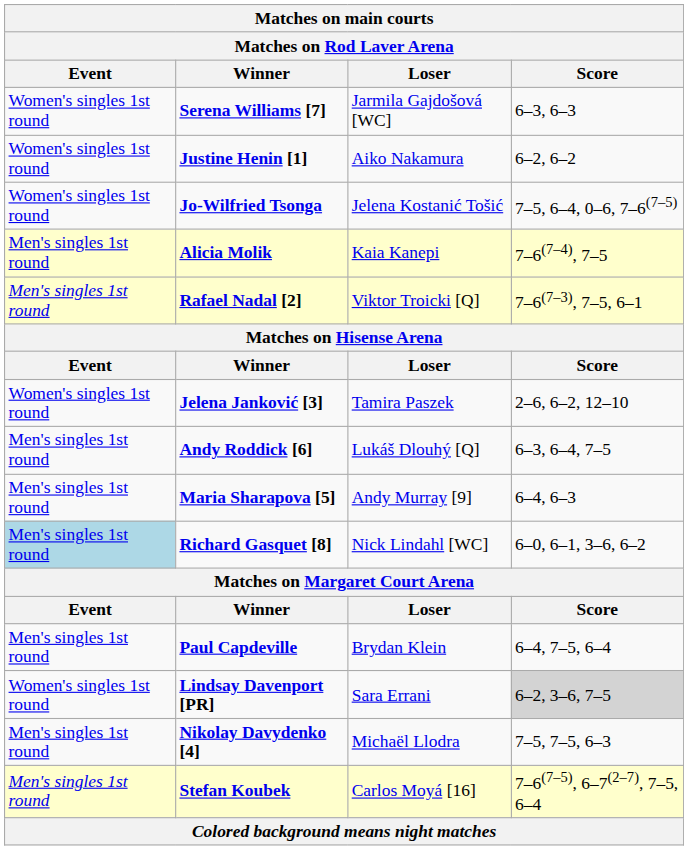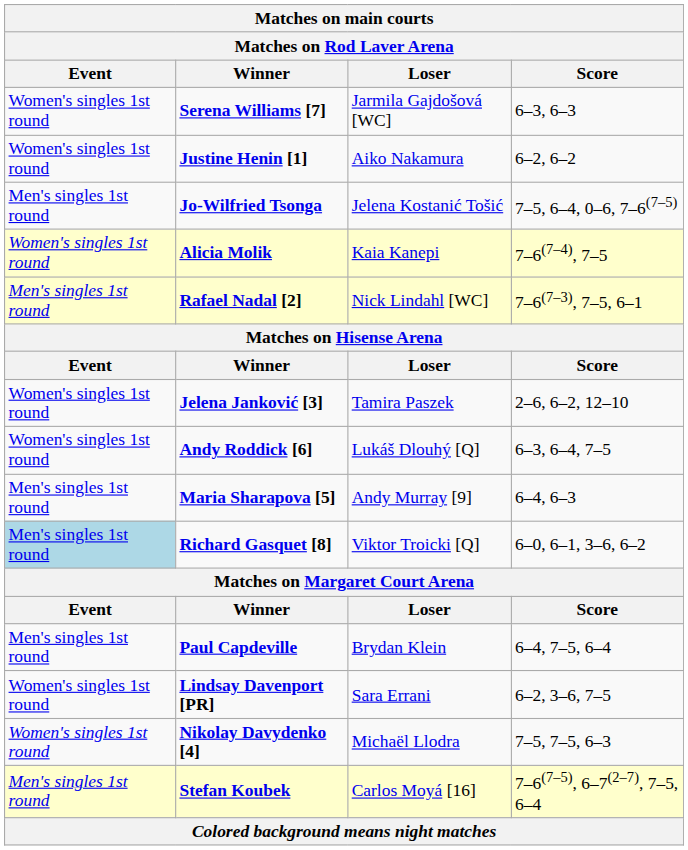(79, 205) Women's singles 1st round -> (68, 205) Men's singles 1st round
(68, 252) Men's singles 1st round -> (78, 252) Women's singles 1st round
(416, 300) Viktor Troicki [Q] -> (420, 300) Nick Lindahl [WC]
(68, 450) Men's singles 1st round -> (79, 450) Women's singles 1st round
(420, 544) Nick Lindahl [WC] -> (416, 544) Viktor Troicki [Q]
(563, 694) lightgrey background -> (563, 694) no background
(68, 741) Men's singles 1st round -> (78, 741) Women's singles 1st round
